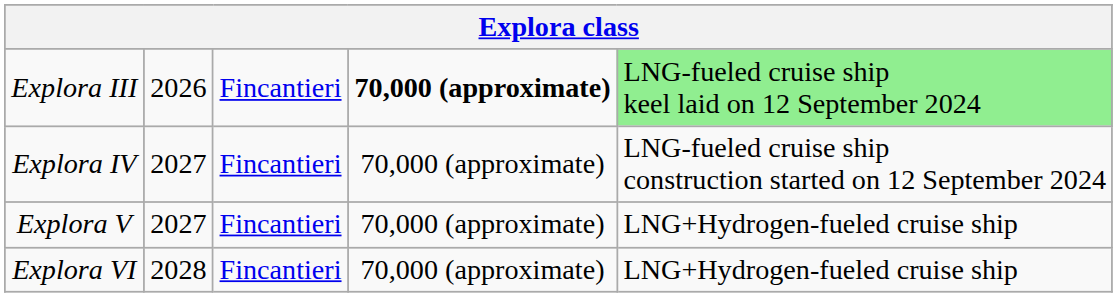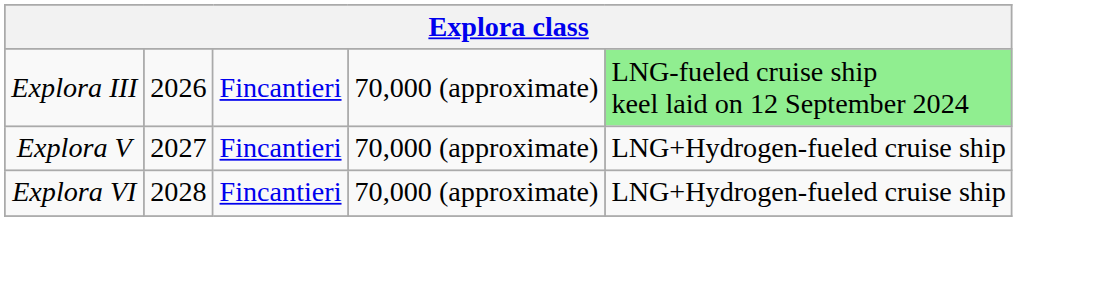(483, 87) bold -> (477, 87) normal
- row: (74, 163)
